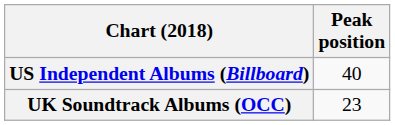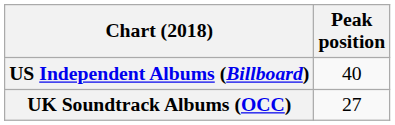(352, 104) 23 -> (352, 104) 27
